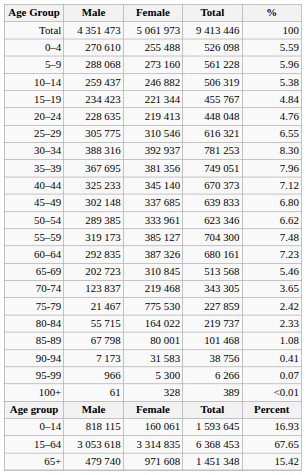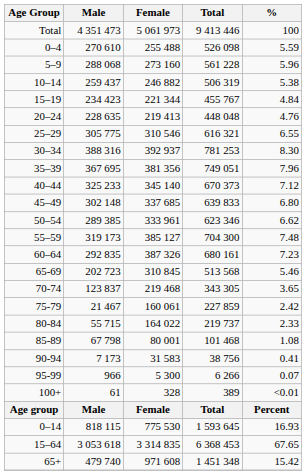(162, 306) 775 530 -> (162, 306) 160 061
(162, 427) 160 061 -> (162, 427) 775 530
